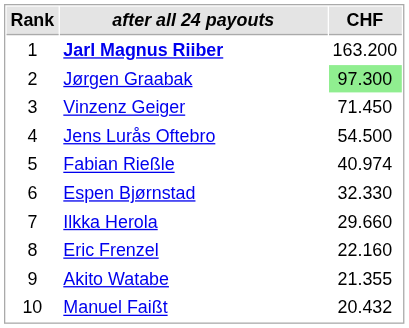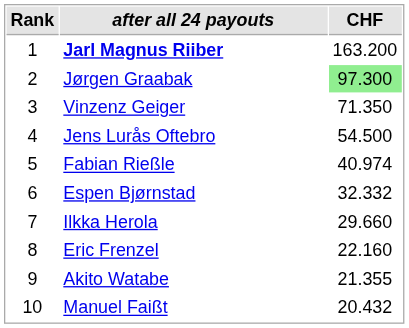(365, 107) 71.450 -> (365, 107) 71.350
(365, 193) 32.330 -> (365, 193) 32.332
